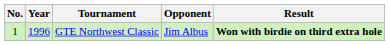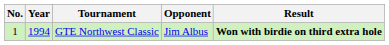(39, 31) 1996 -> (39, 31) 1994
